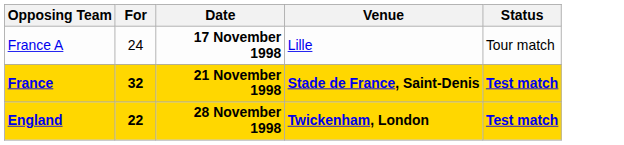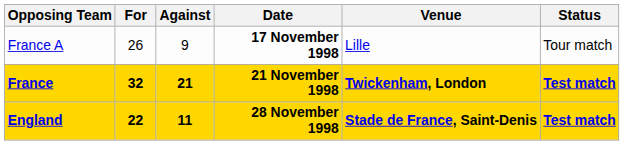+ column: (185, 15)
(136, 45) 24 -> (136, 45) 26
(384, 83) Stade de France, Saint-Denis -> (416, 83) Twickenham, London
(358, 120) Twickenham, London -> (441, 120) Stade de France, Saint-Denis
